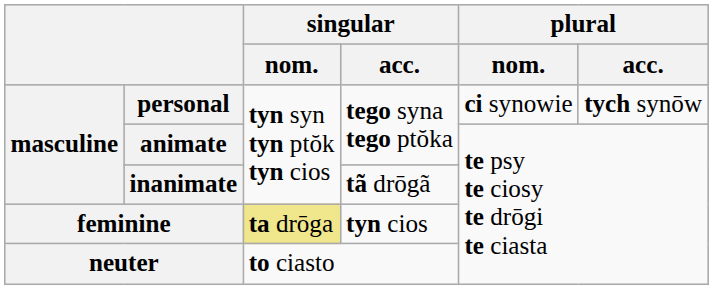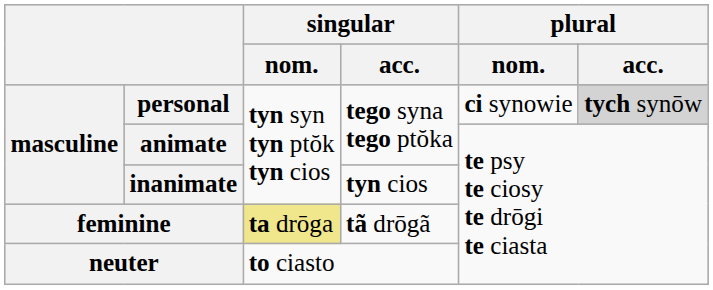(643, 104) no background -> (643, 104) lightgrey background
(388, 183) tã drōgã -> (387, 183) tyn cios
(387, 223) tyn cios -> (388, 223) tã drōgã
